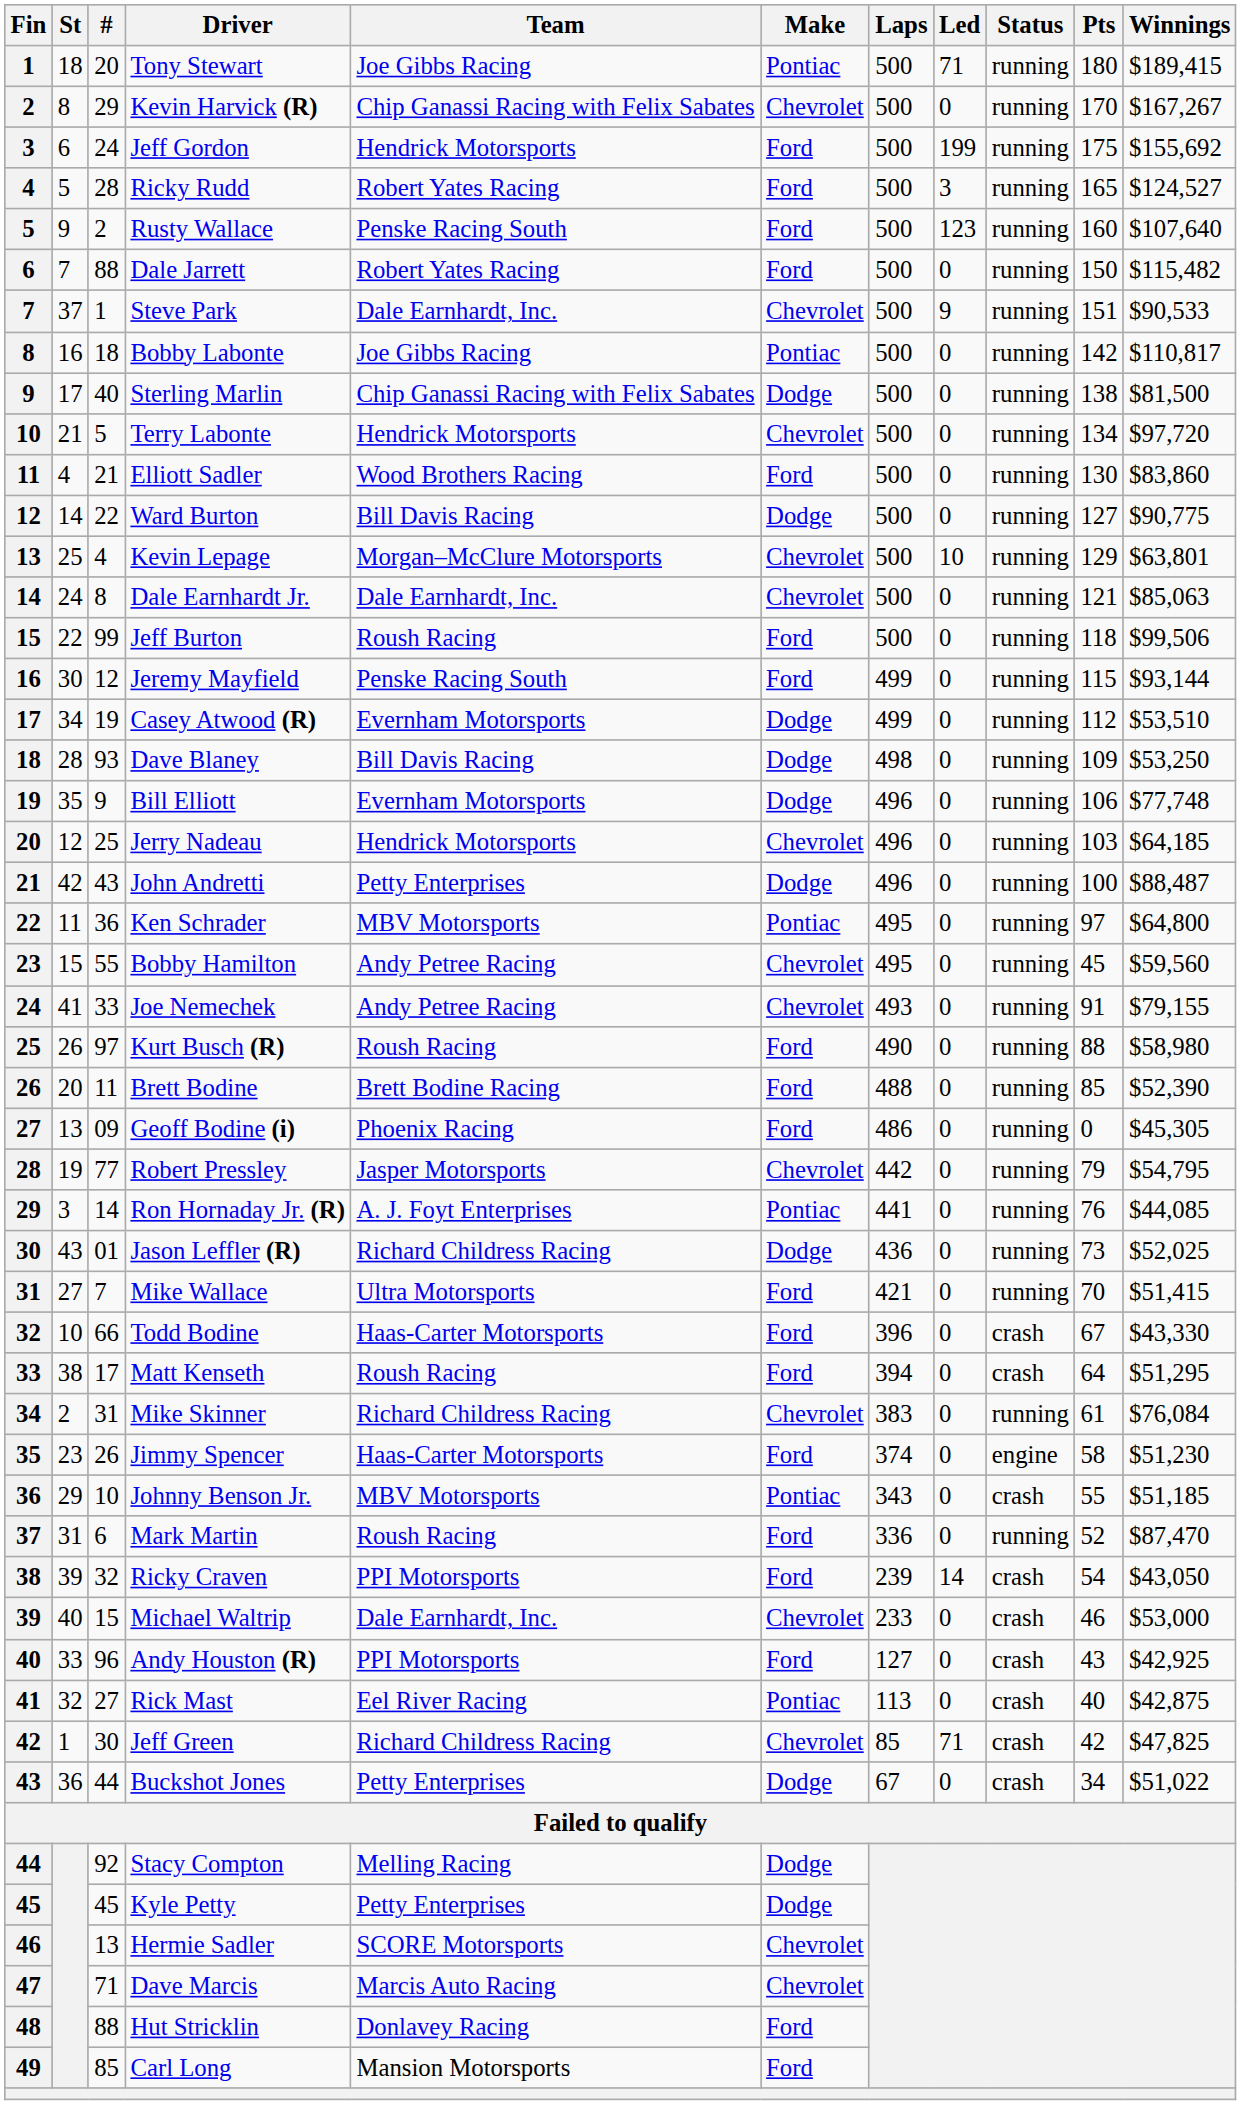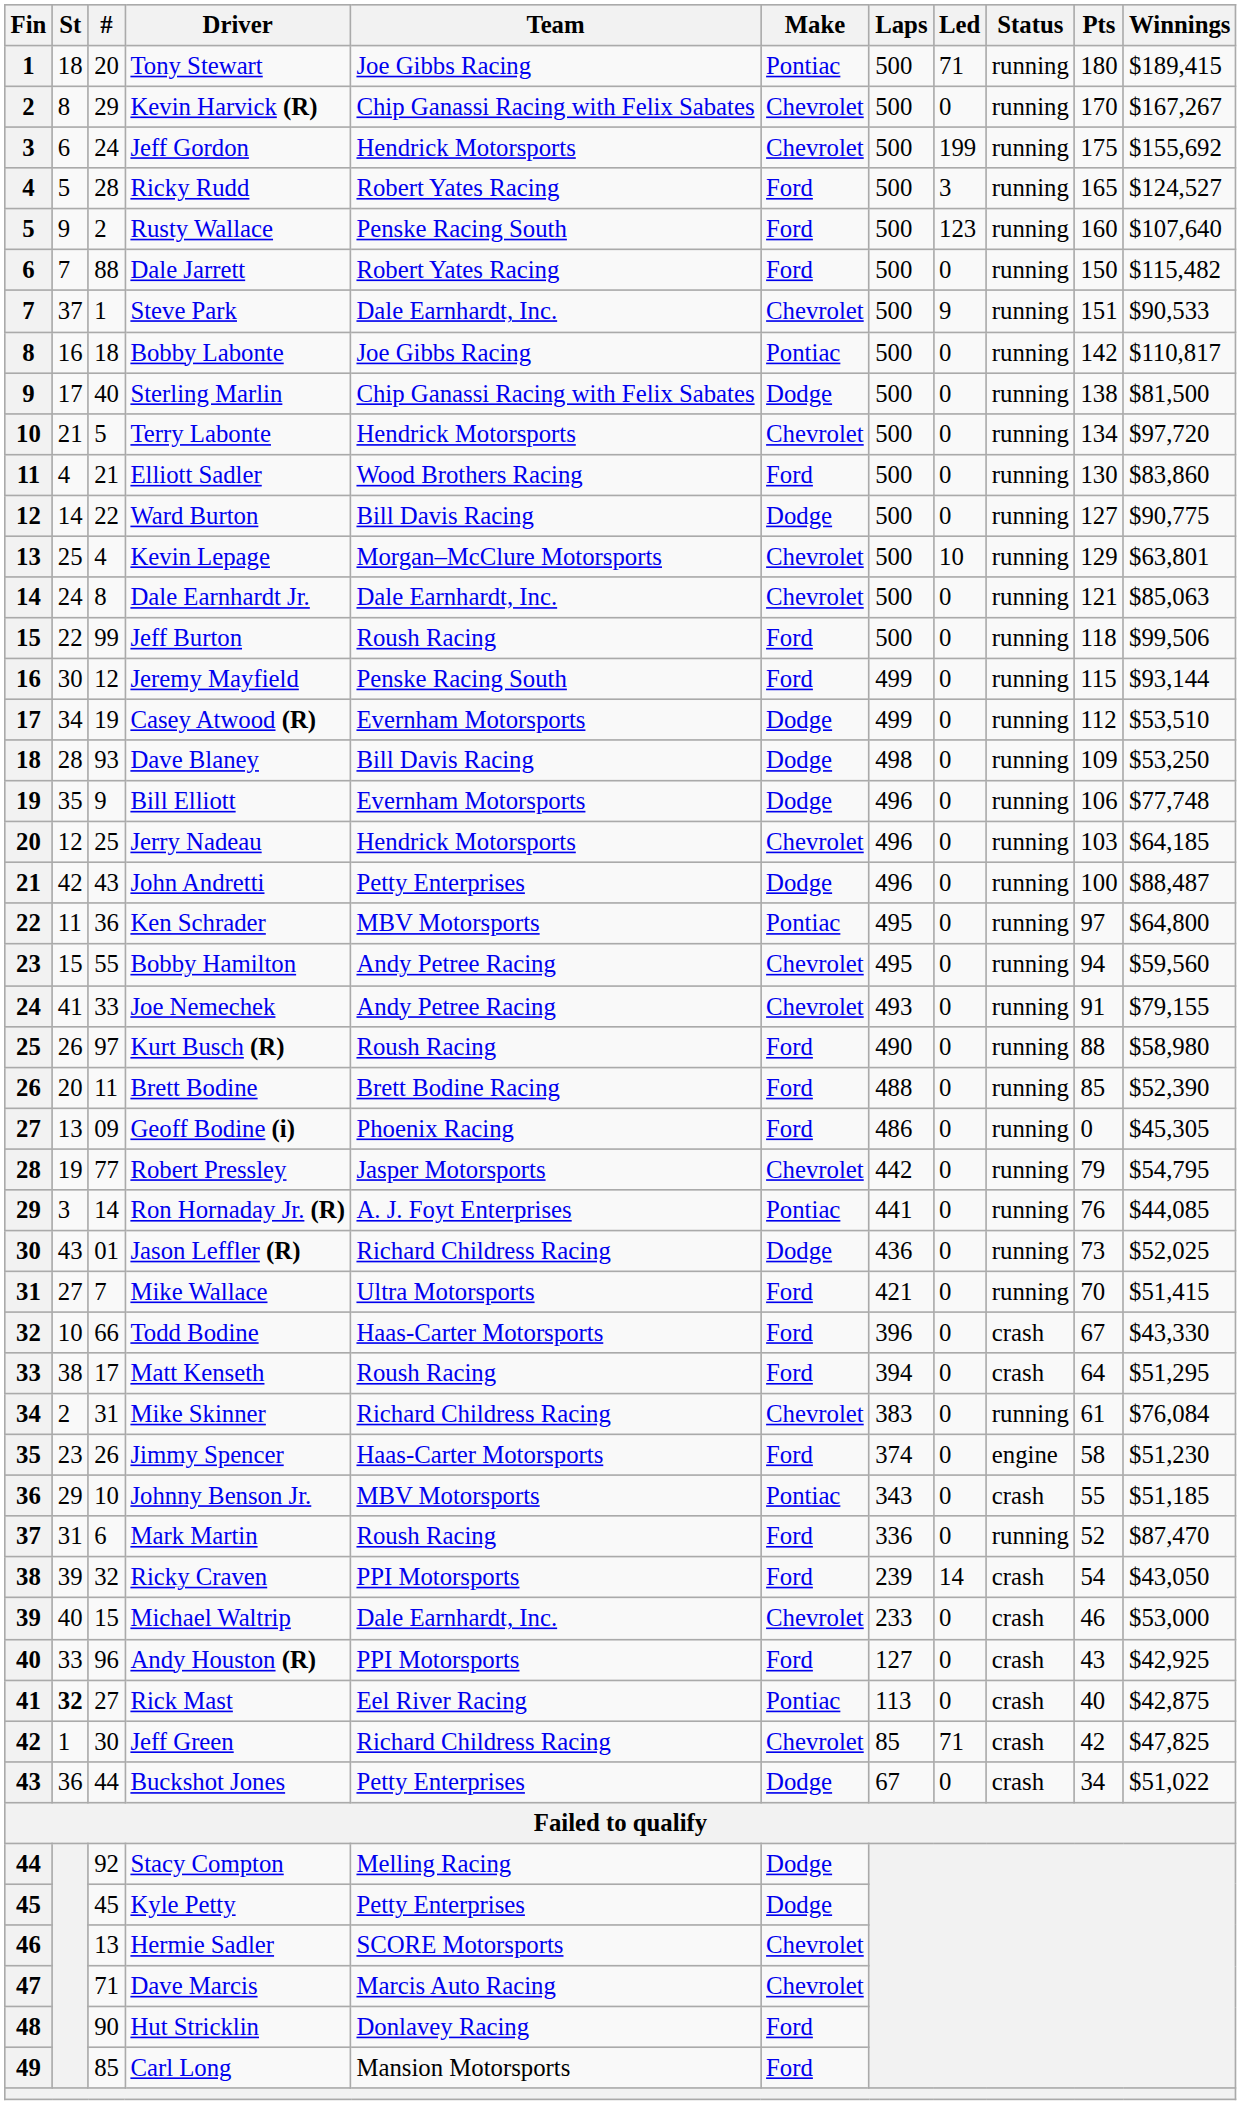(789, 147) Ford -> (815, 147) Chevrolet
(1093, 964) 45 -> (1093, 964) 94
(70, 1700) normal -> (70, 1700) bold
(107, 2026) 88 -> (107, 2026) 90
